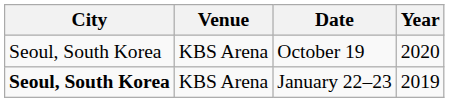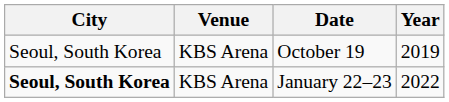(420, 50) 2020 -> (420, 50) 2019
(420, 81) 2019 -> (420, 81) 2022
